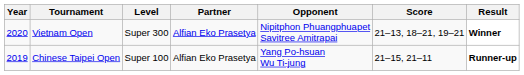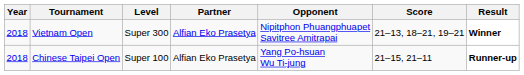(17, 33) 2020 -> (17, 33) 2018
(17, 58) 2019 -> (17, 58) 2018
